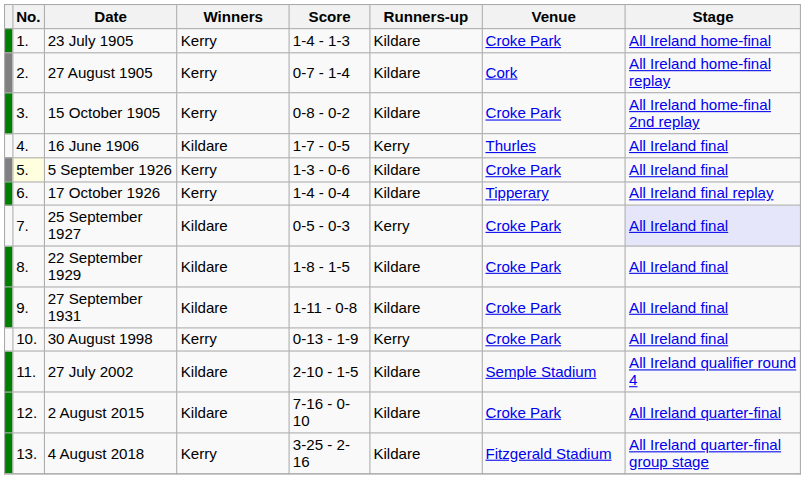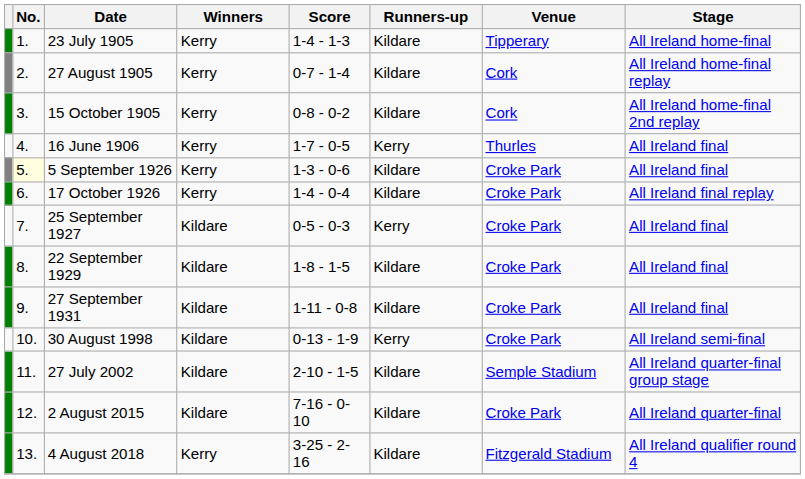(523, 41) Croke Park -> (517, 41) Tipperary
(523, 114) Croke Park -> (501, 114) Cork
(204, 146) Kildare -> (199, 146) Kerry
(517, 194) Tipperary -> (523, 194) Croke Park
(679, 226) lavender background -> (679, 226) no background
(199, 340) Kerry -> (204, 340) Kildare
(679, 340) All Ireland final -> (697, 340) All Ireland semi-final
(713, 372) All Ireland qualifier round 4 -> (705, 372) All Ireland quarter-final group stage
(705, 453) All Ireland quarter-final group stage -> (713, 453) All Ireland qualifier round 4
